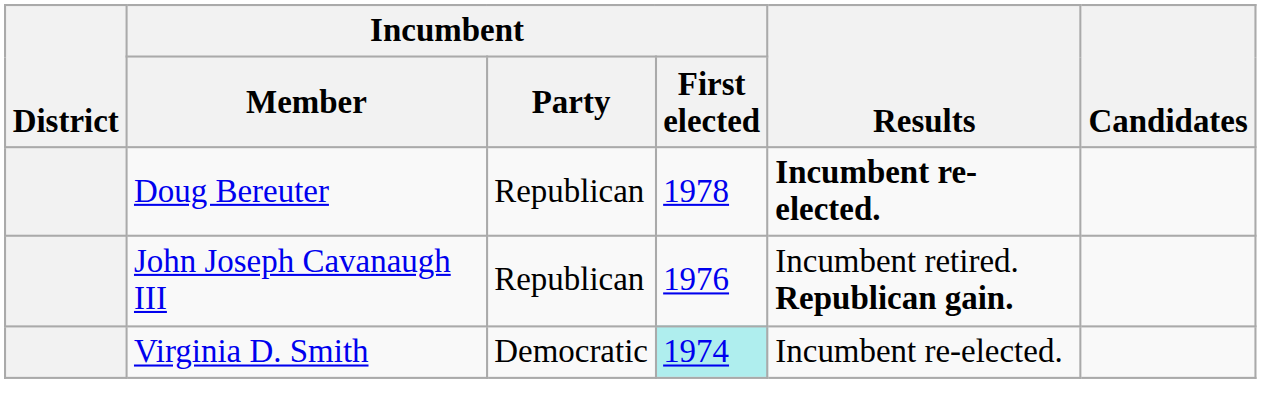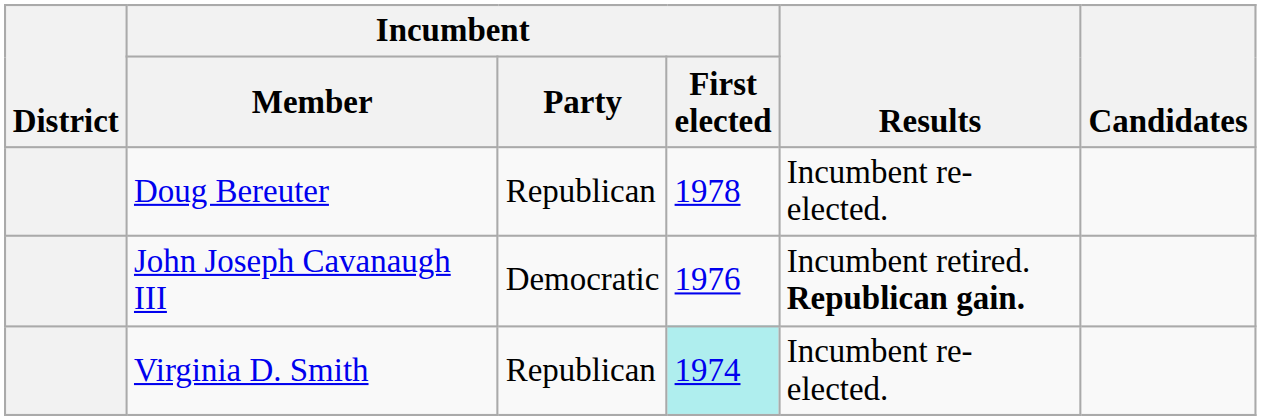(876, 190) bold -> (880, 190) normal
(569, 280) Republican -> (583, 280) Democratic
(571, 350) Democratic -> (581, 369) Republican
